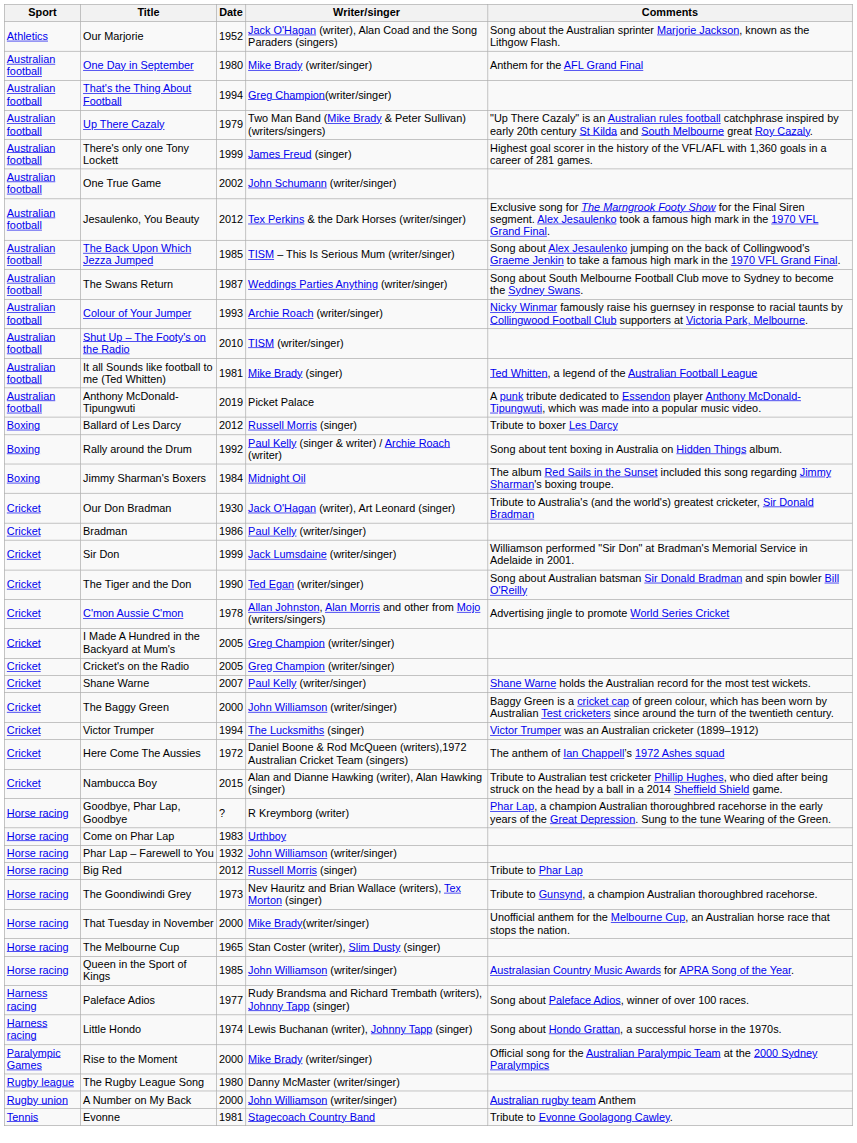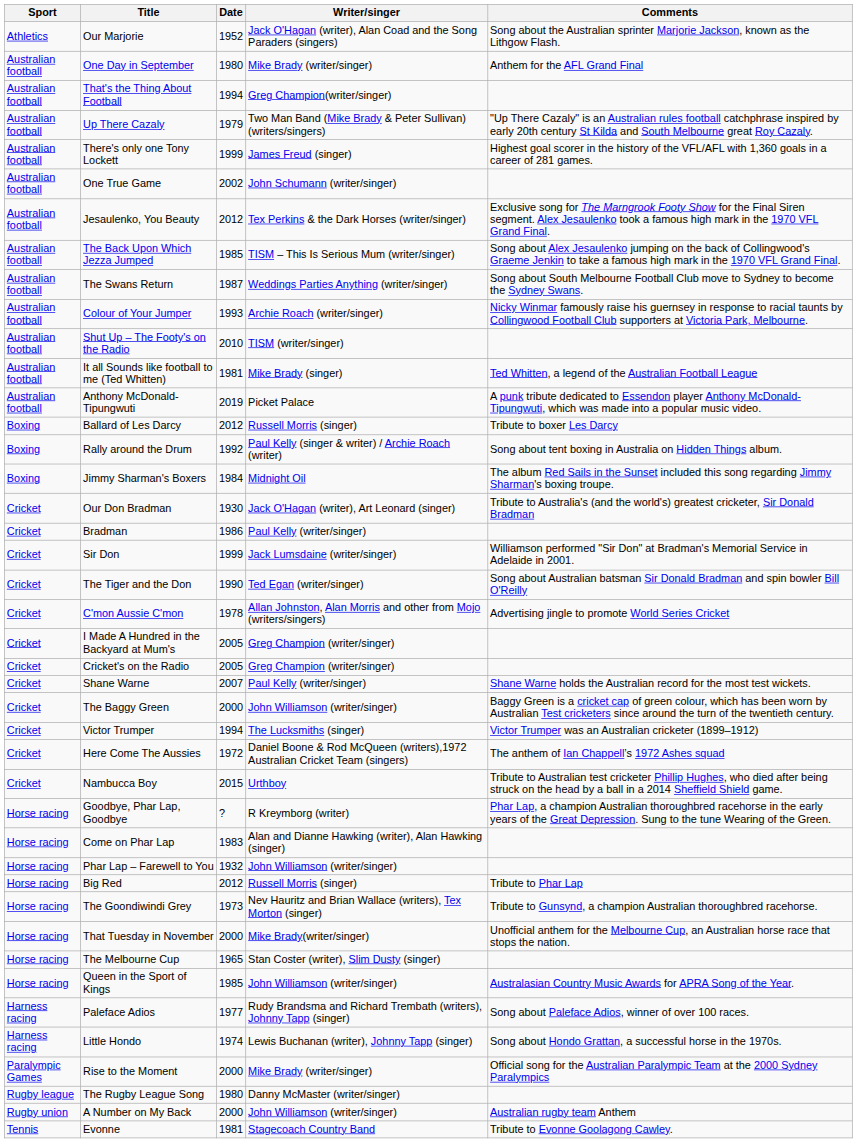(365, 783) Alan and Dianne Hawking (writer), Alan Hawking (singer) -> (267, 783) Urthboy
(267, 836) Urthboy -> (365, 842) Alan and Dianne Hawking (writer), Alan Hawking (singer)
